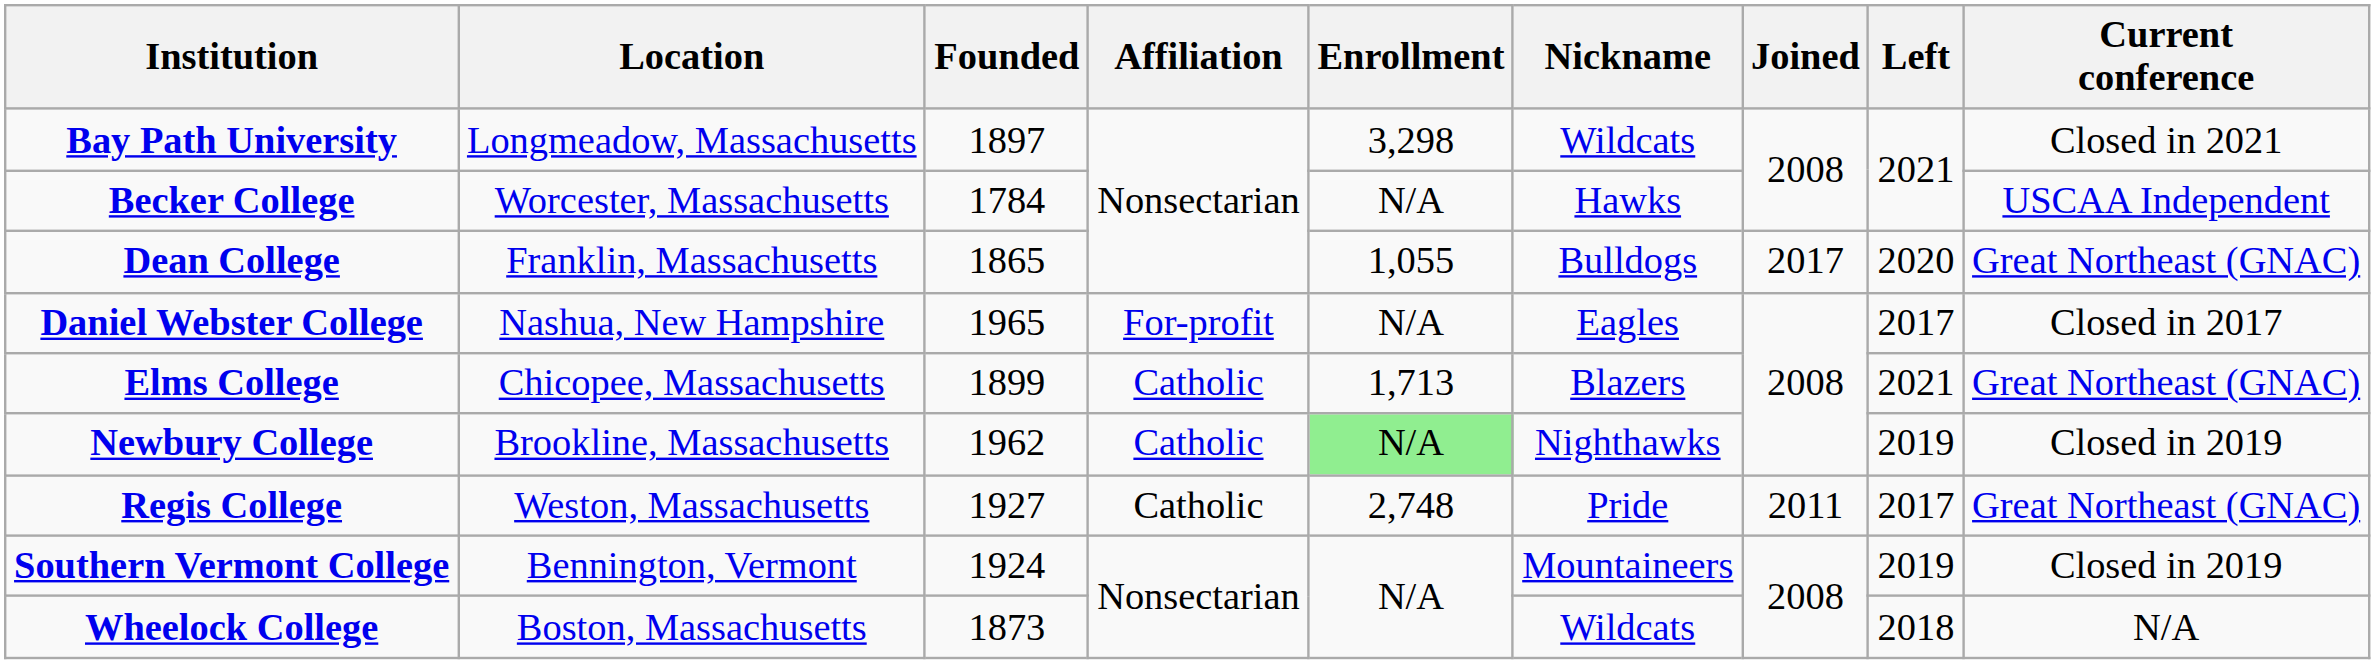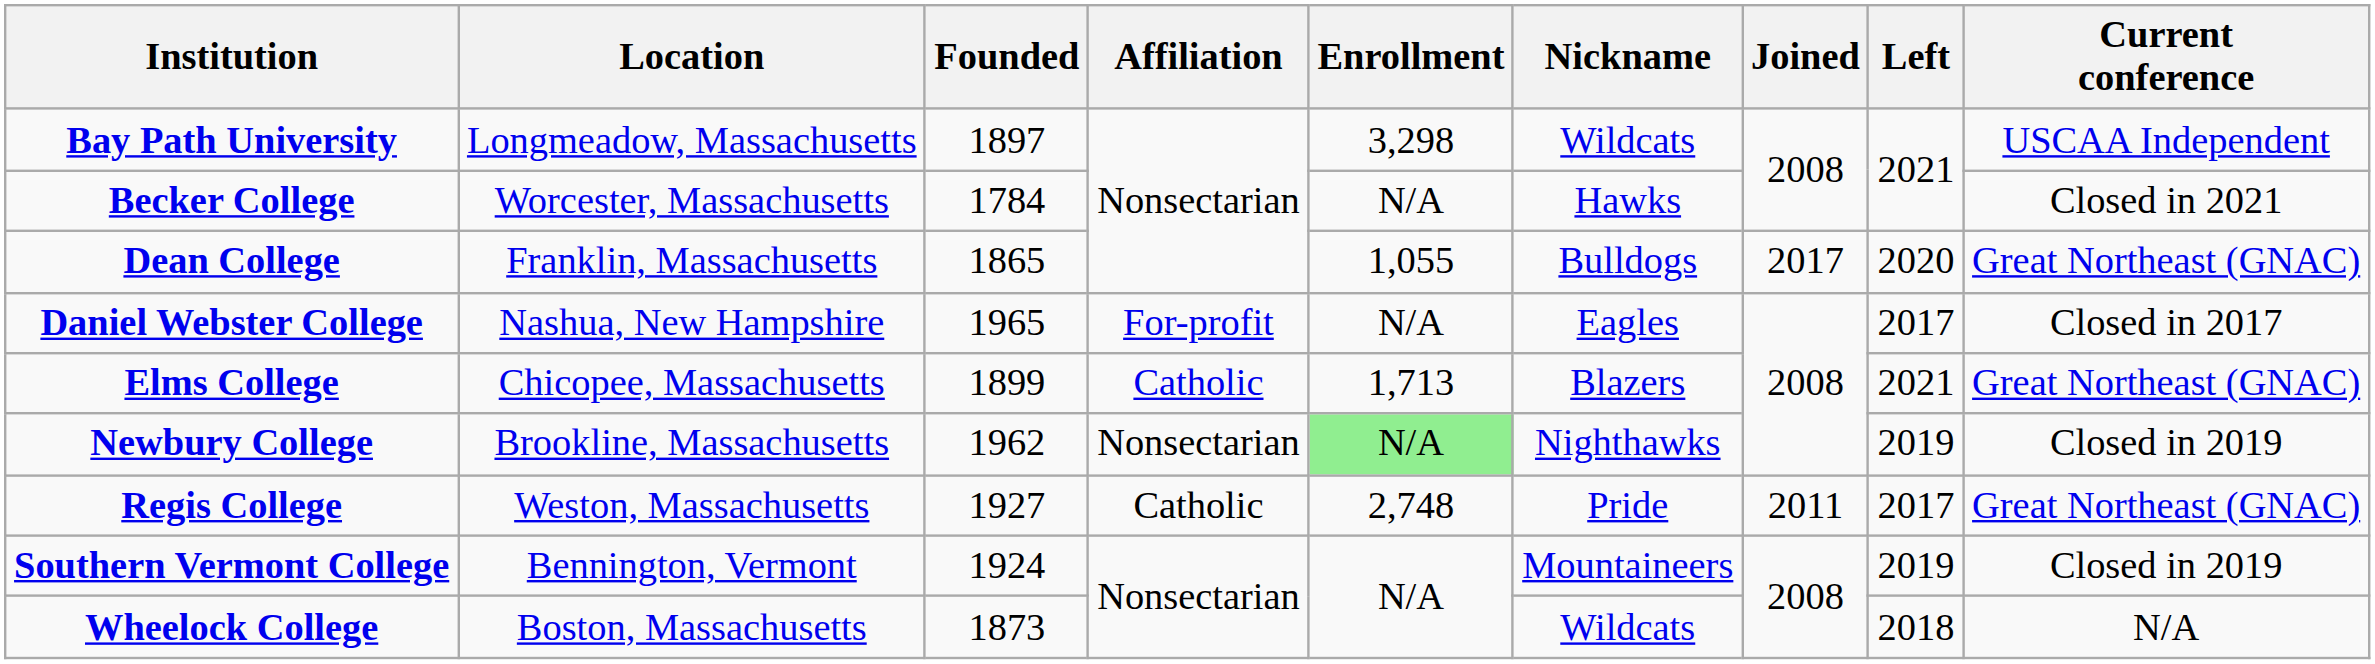(2166, 139) Closed in 2021 -> (2166, 139) USCAA Independent
(2166, 199) USCAA Independent -> (2166, 199) Closed in 2021
(1198, 443) Catholic -> (1198, 443) Nonsectarian
